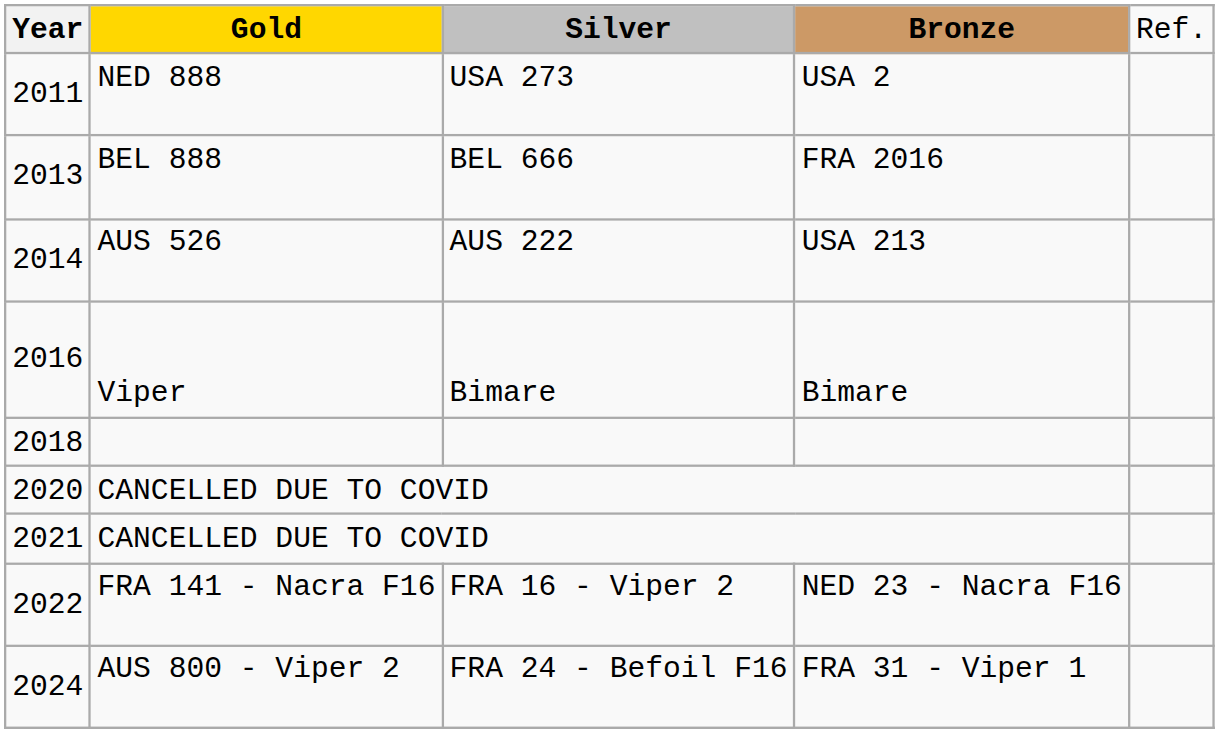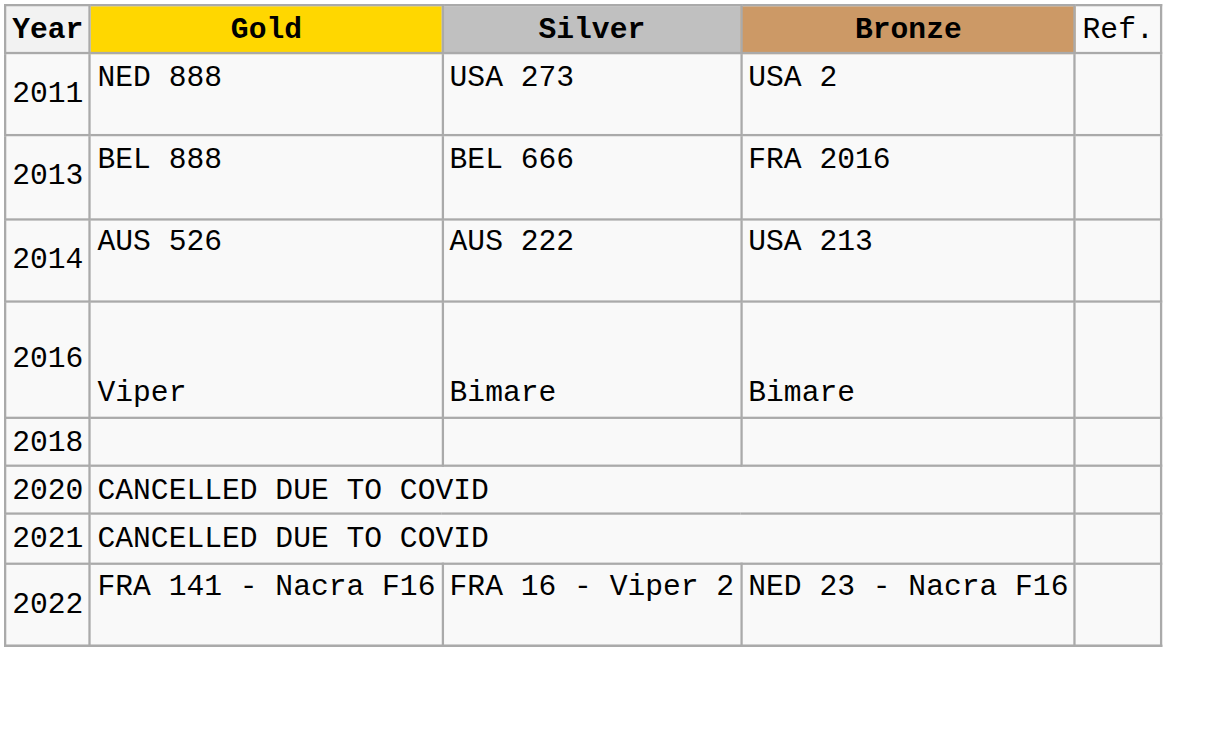- row: (48, 686)
